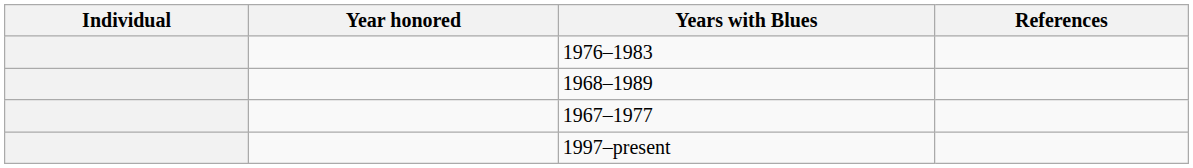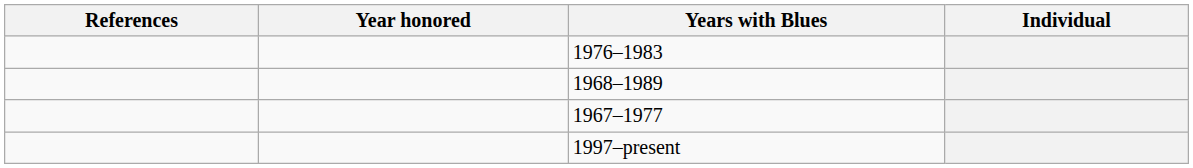columns swapped: (127, 20) <-> (1061, 20)
